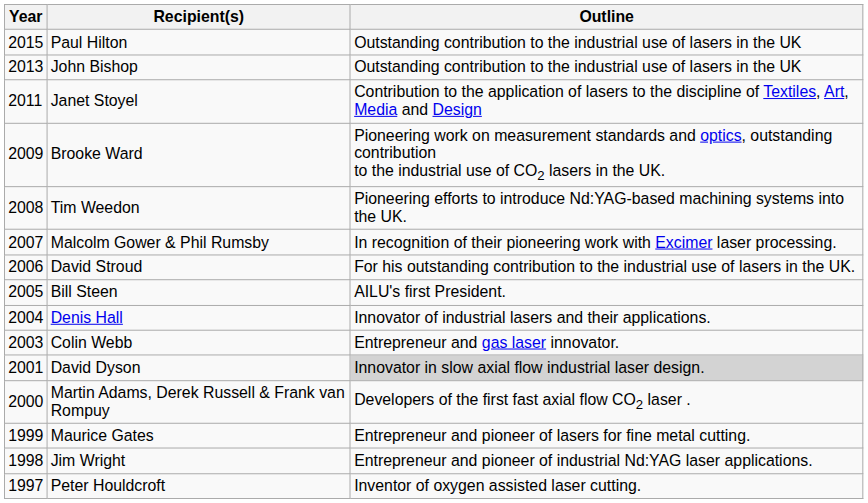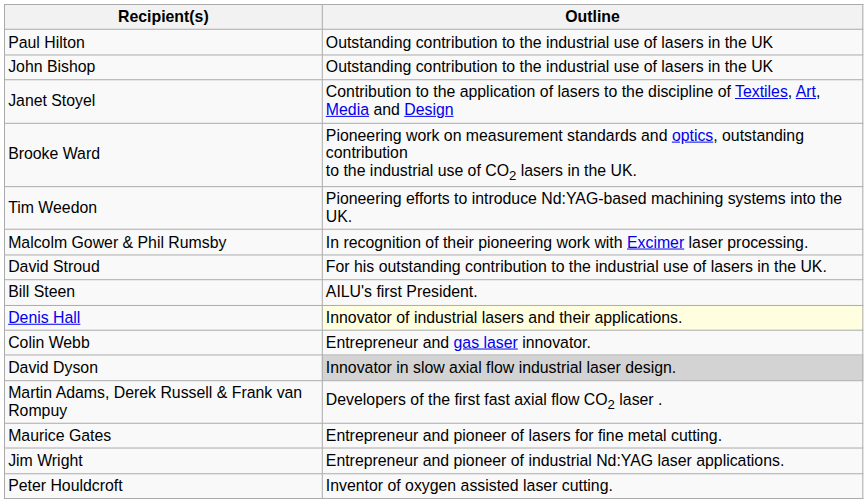- column: (26, 17)
(532, 317) no background -> (504, 317) lightyellow background
